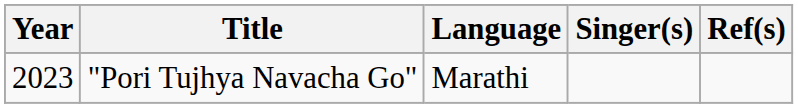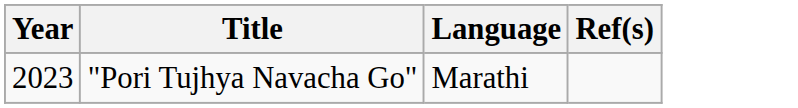- column: (634, 28)
